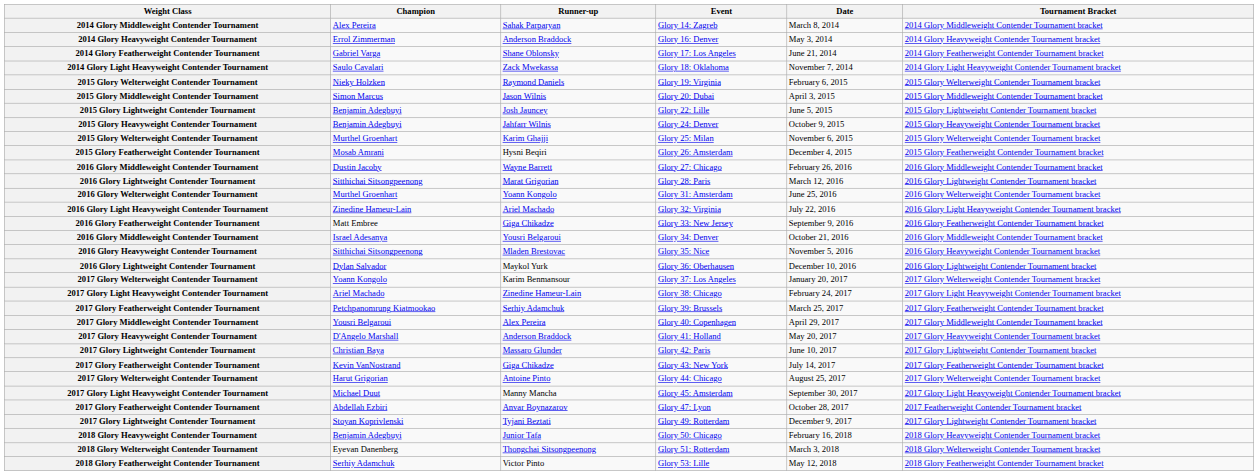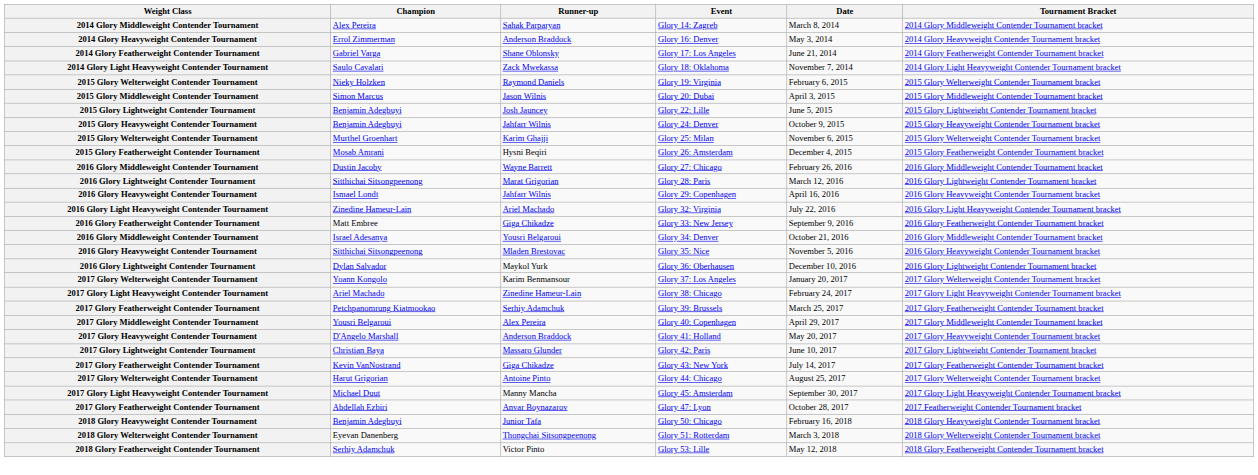+ row: (697, 194)
- row: (695, 194)
- row: (694, 421)
